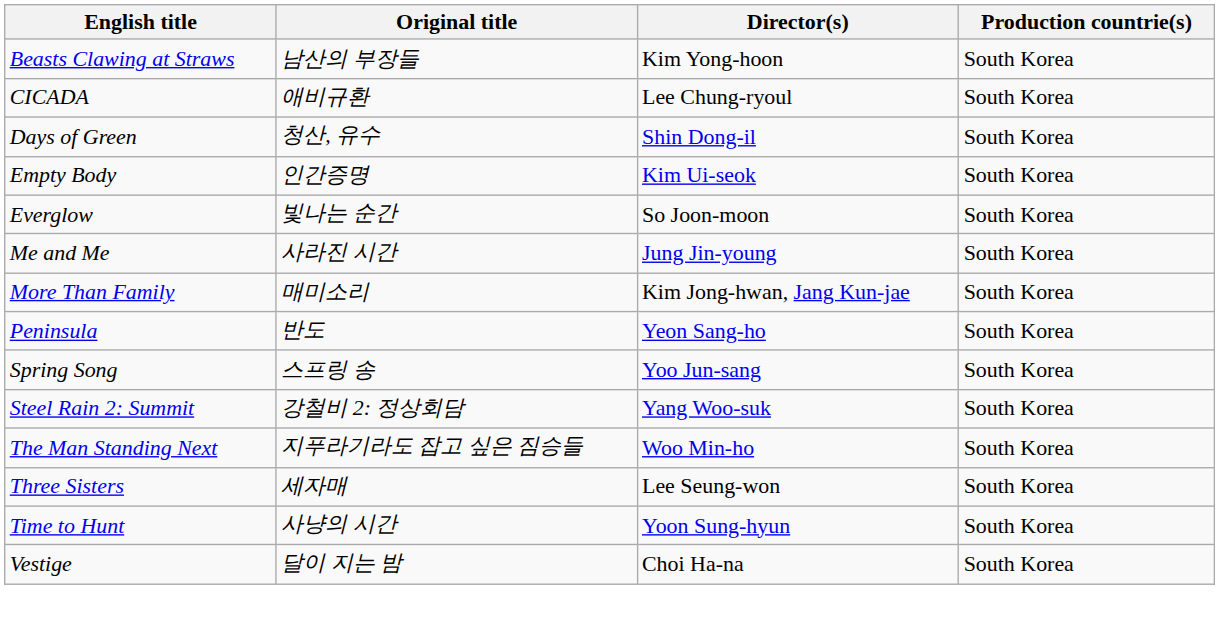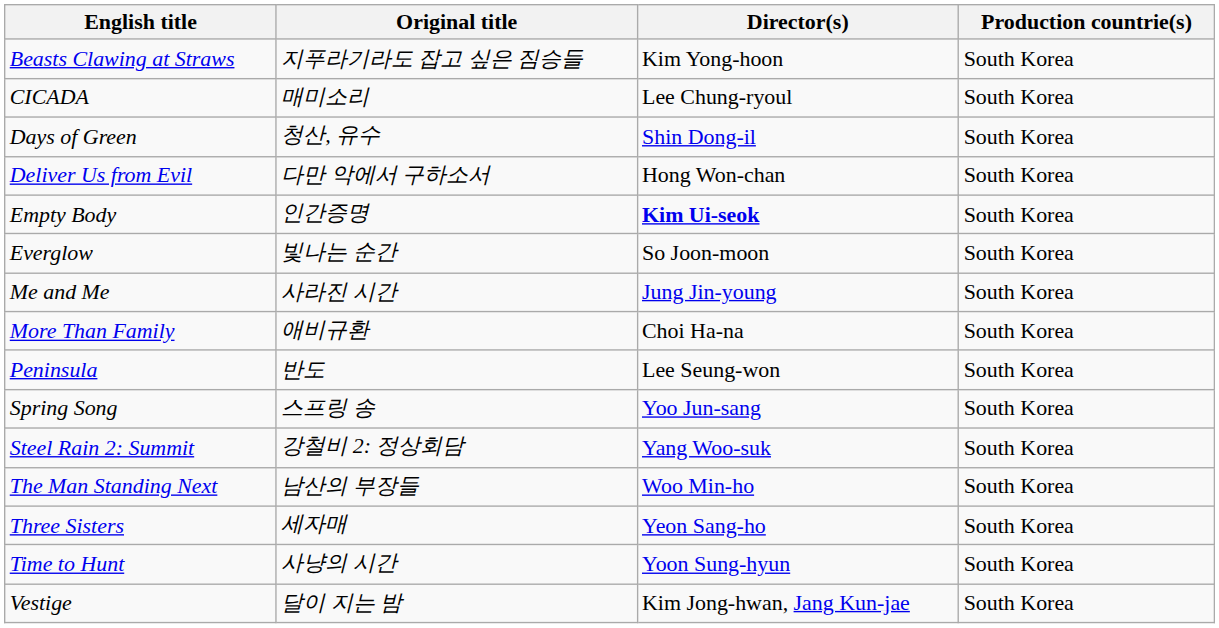(350, 58) 남산의 부장들 -> (432, 58) 지푸라기라도 잡고 싶은 짐승들
(325, 96) 애비규환 -> (325, 96) 매미소리
+ row: (101, 175)
(699, 175) normal -> (701, 214) bold
(325, 291) 매미소리 -> (325, 330) 애비규환
(776, 291) Kim Jong-hwan, Jang Kun-jae -> (693, 330) Choi Ha-na
(704, 330) Yeon Sang-ho -> (711, 369) Lee Seung-won
(432, 446) 지푸라기라도 잡고 싶은 짐승들 -> (350, 485) 남산의 부장들
(711, 486) Lee Seung-won -> (704, 525) Yeon Sang-ho
(693, 564) Choi Ha-na -> (776, 602) Kim Jong-hwan, Jang Kun-jae
